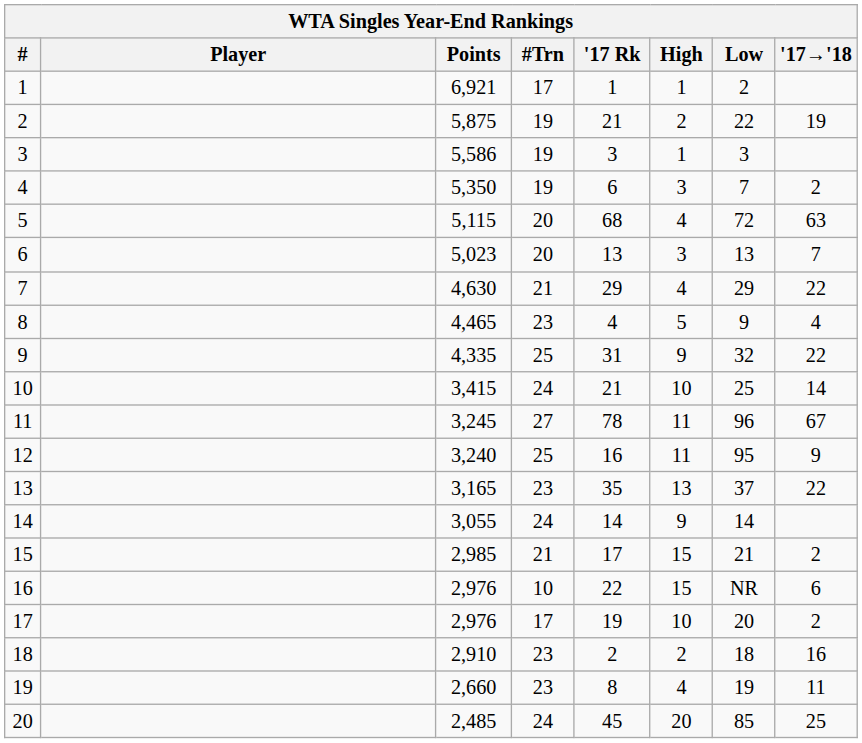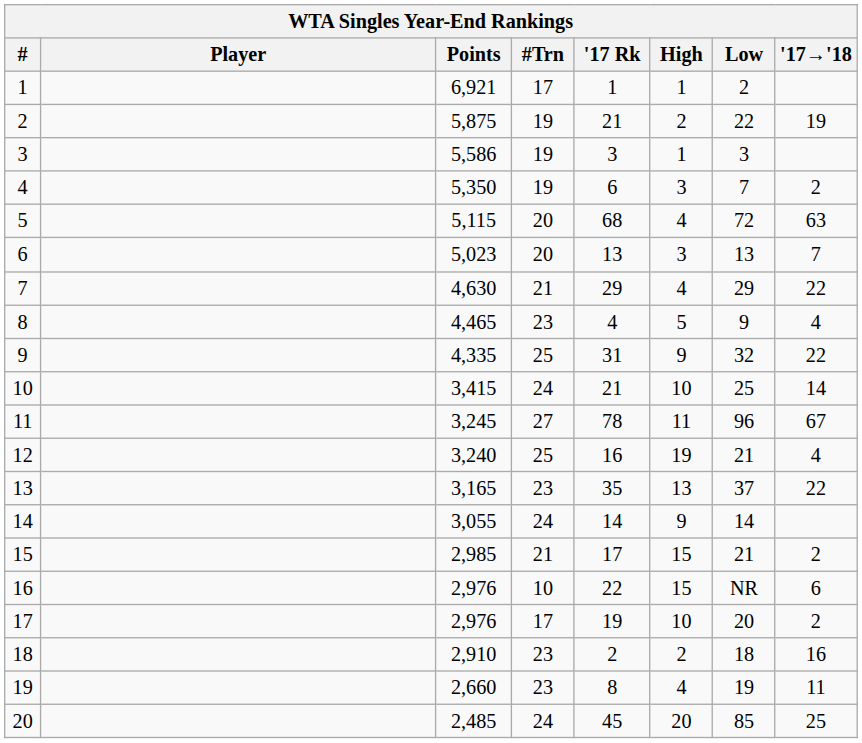(681, 454) 11 -> (681, 454) 19
(744, 454) 95 -> (744, 454) 21
(816, 454) 9 -> (816, 454) 4
